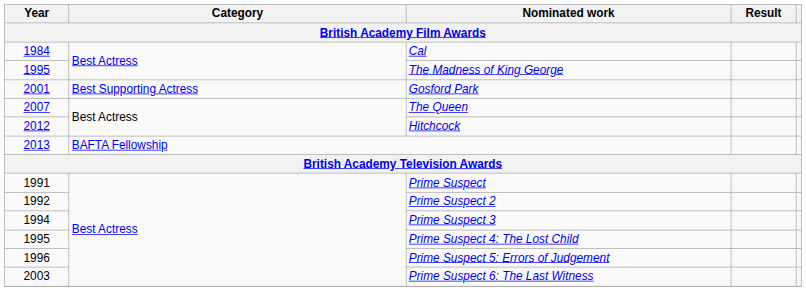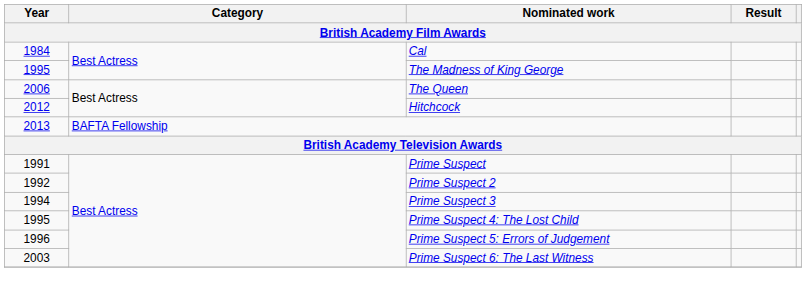- row: (444, 88)
(37, 107) 2007 -> (37, 88) 2006
